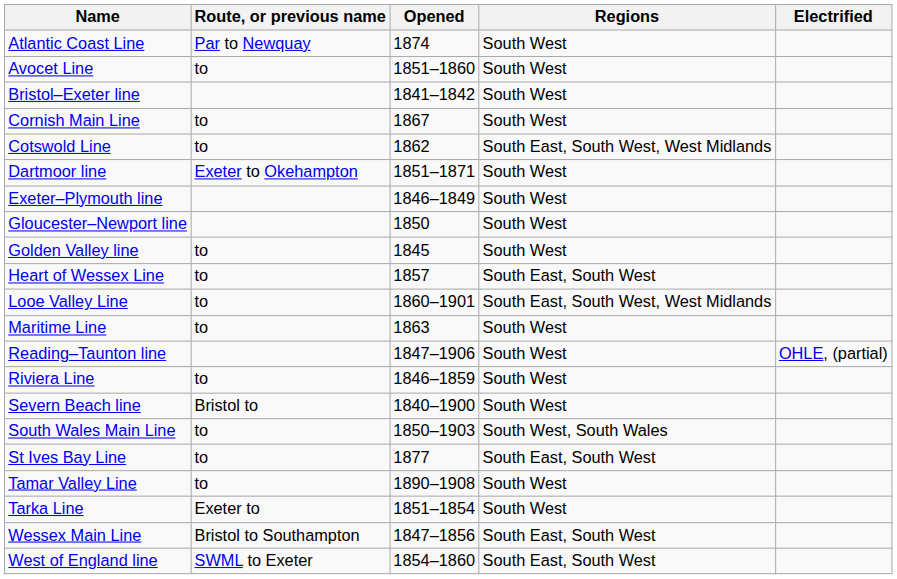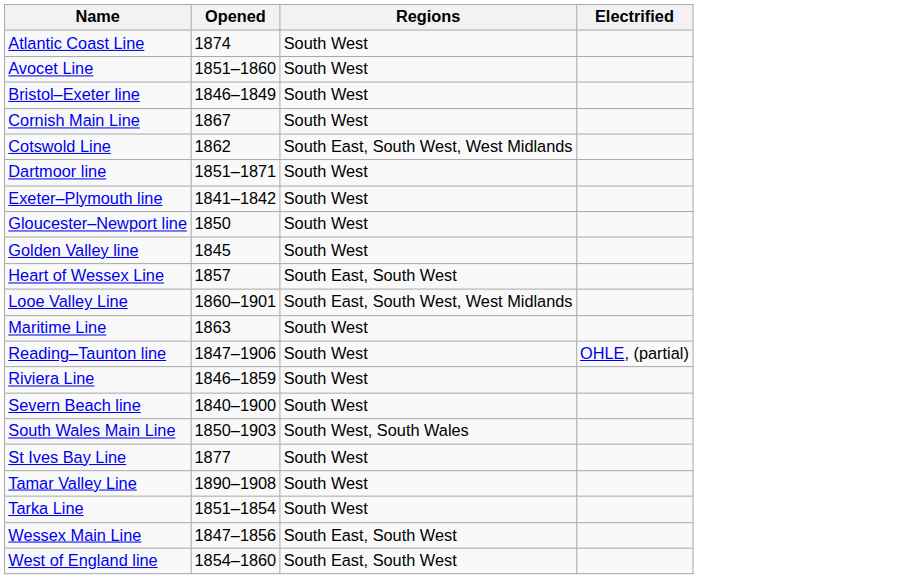- column: (290, 17)
(434, 95) 1841–1842 -> (235, 95) 1846–1849
(434, 198) 1846–1849 -> (235, 198) 1841–1842
(569, 457) South East, South West -> (326, 457) South West
